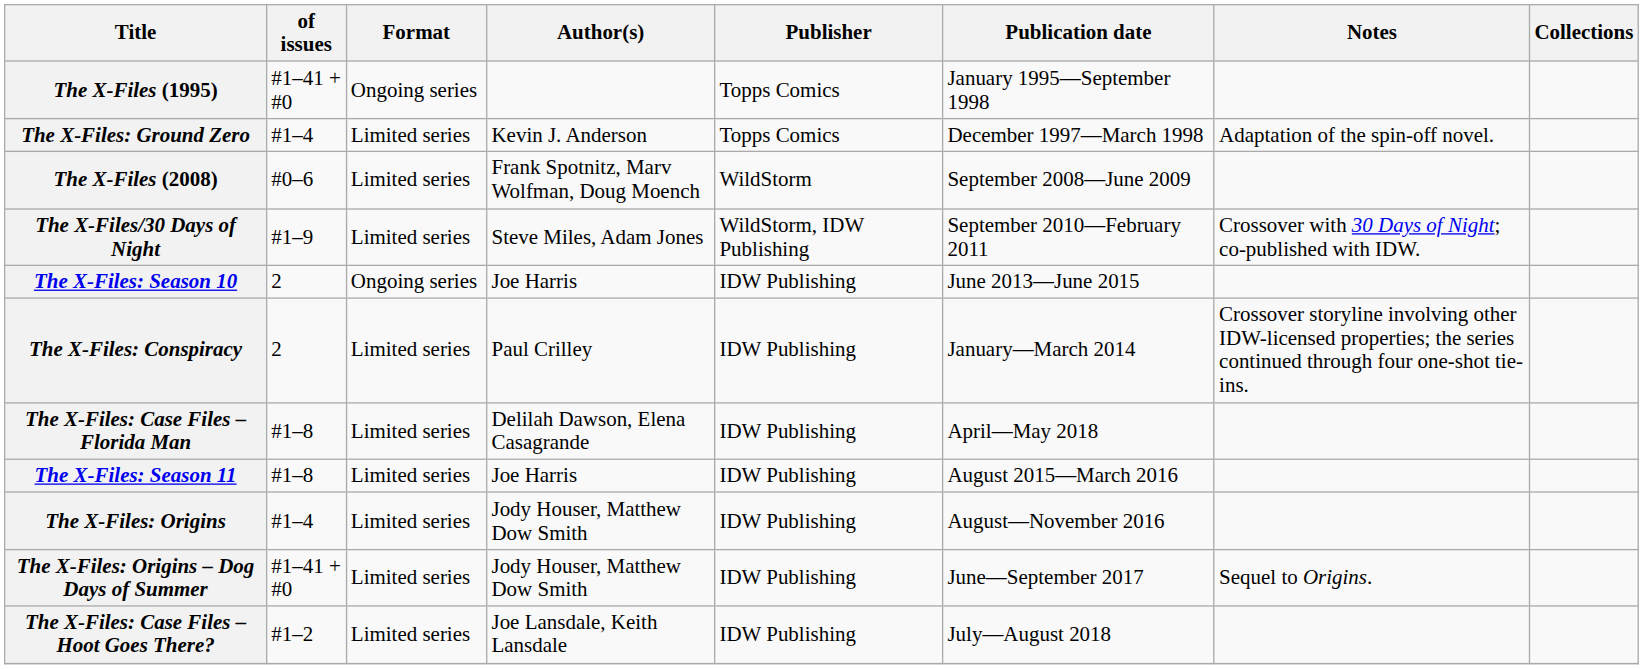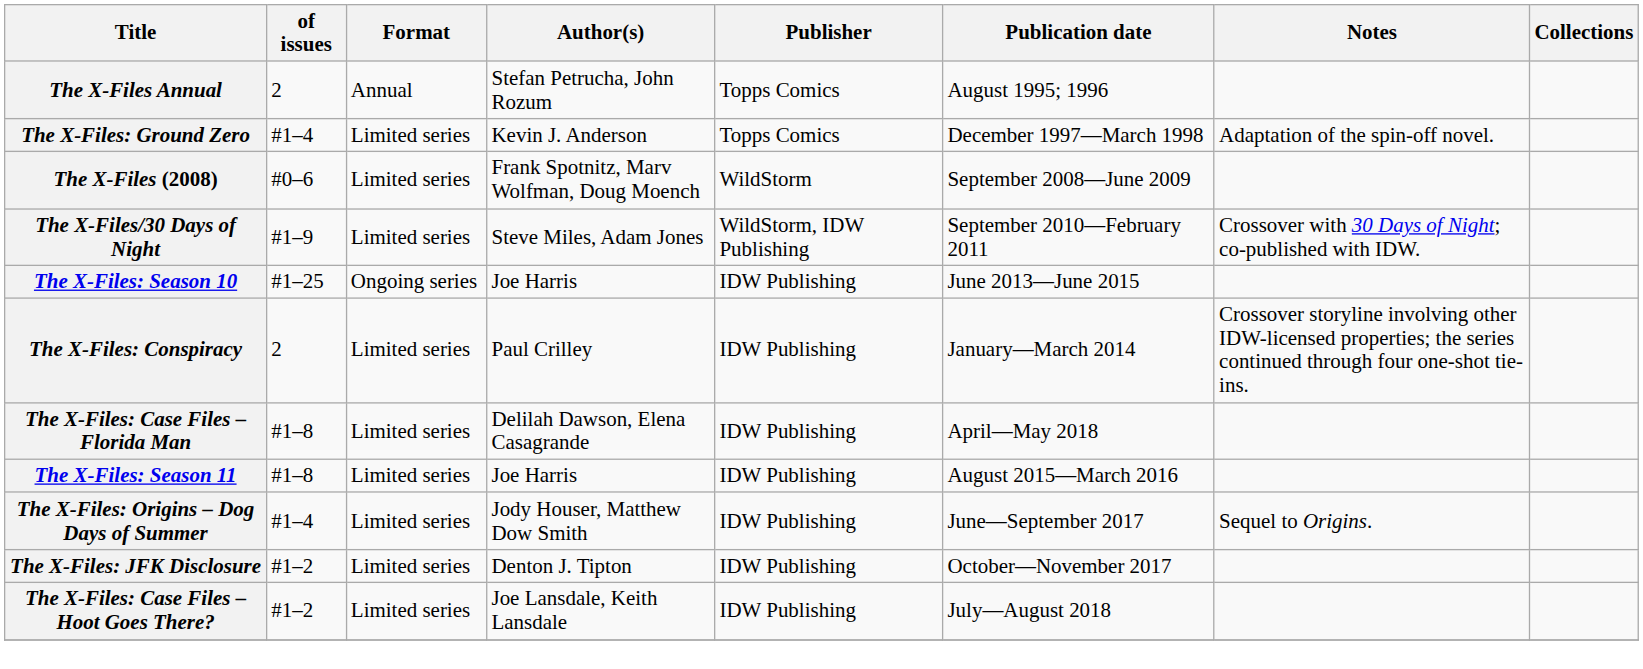- row: (136, 89)
+ row: (136, 89)
(277, 281) 2 -> (298, 281) #1–25
- row: (136, 520)
(306, 577) #1–41 + #0 -> (292, 520) #1–4
+ row: (136, 565)
